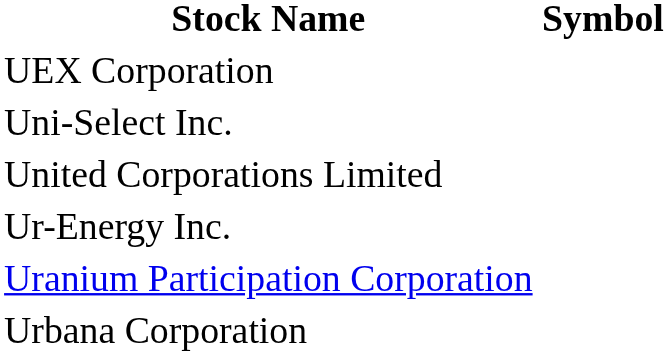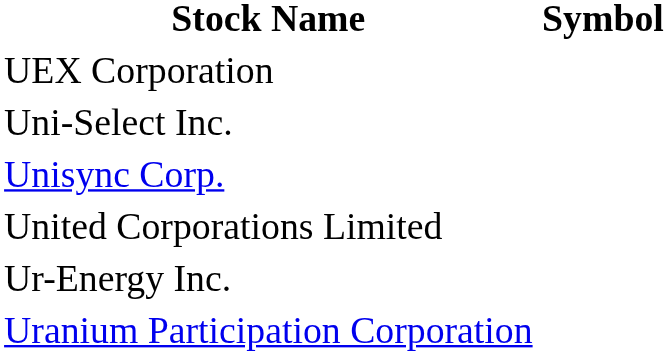+ row: (114, 174)
- row: (156, 330)
